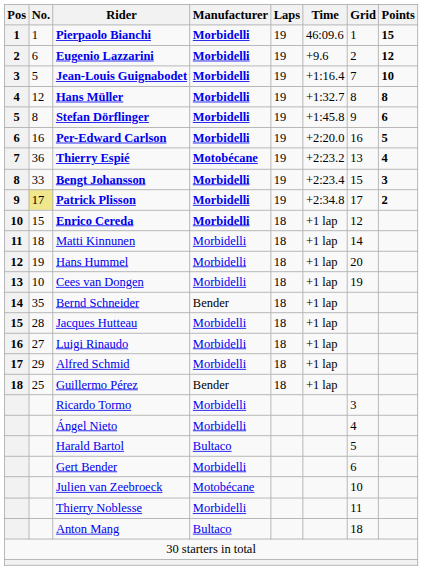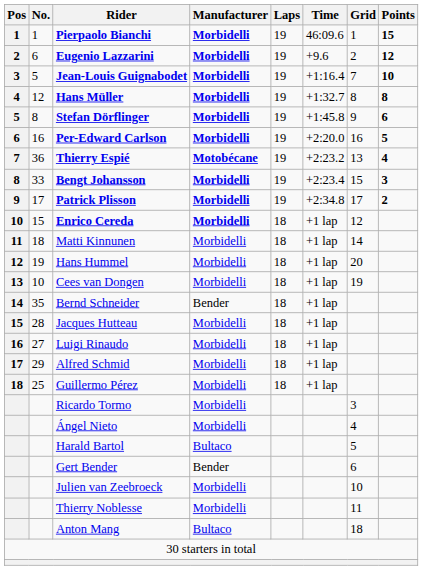(38, 199) khaki background -> (38, 199) no background
(211, 384) Bender -> (219, 384) Morbidelli
(219, 467) Morbidelli -> (211, 467) Bender
(224, 487) Motobécane -> (219, 487) Morbidelli
